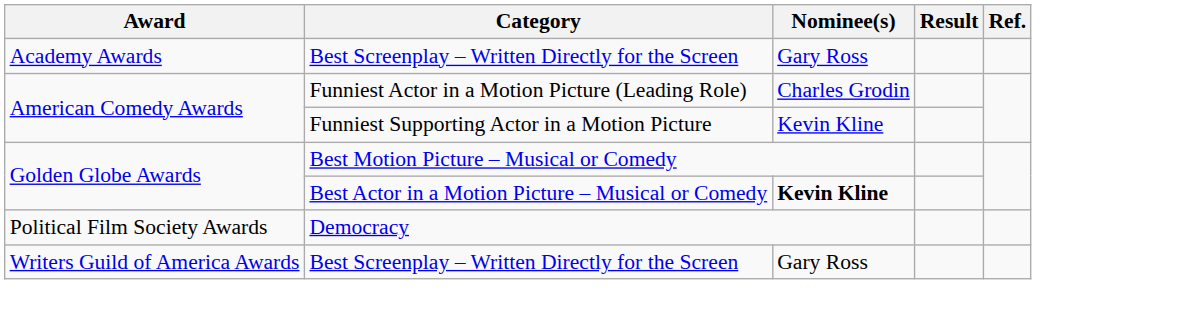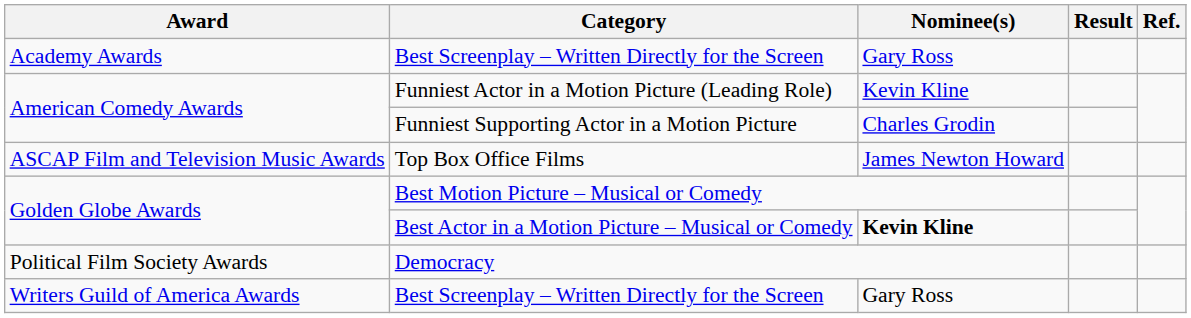(843, 90) Charles Grodin -> (916, 90) Kevin Kline
(830, 124) Kevin Kline -> (929, 124) Charles Grodin
+ row: (197, 158)
